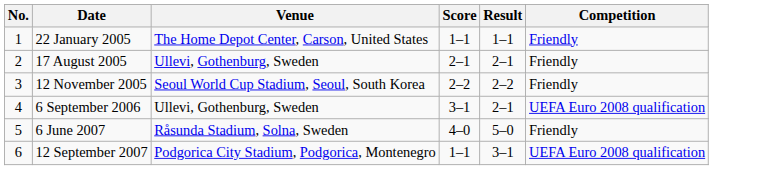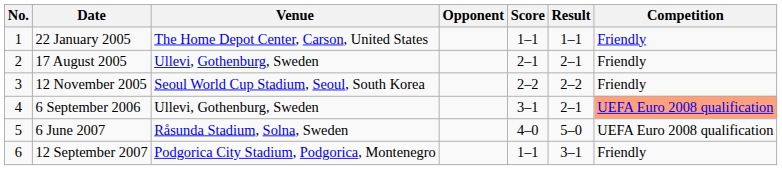+ column: (473, 15)
(617, 107) no background -> (685, 107) lightsalmon background
(553, 130) Friendly -> (685, 130) UEFA Euro 2008 qualification
(617, 152) UEFA Euro 2008 qualification -> (622, 152) Friendly
